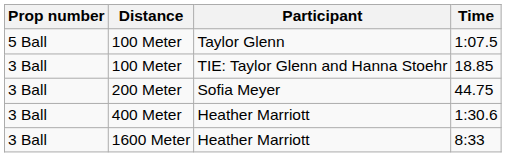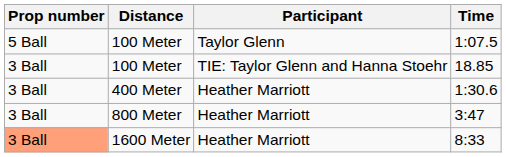- row: (474, 90)
+ row: (470, 115)
(27, 139) no background -> (27, 139) lightsalmon background
